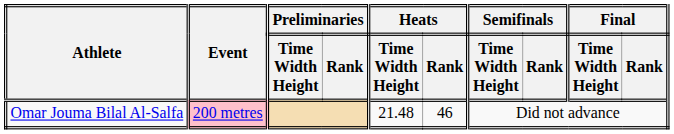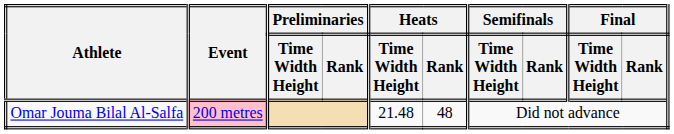(445, 114) 46 -> (445, 114) 48
